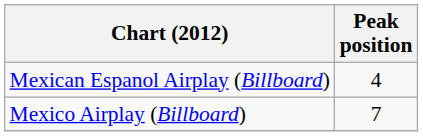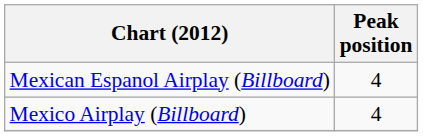(376, 113) 7 -> (376, 113) 4
